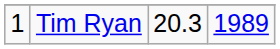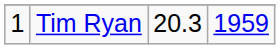(241, 24) 1989 -> (241, 24) 1959
